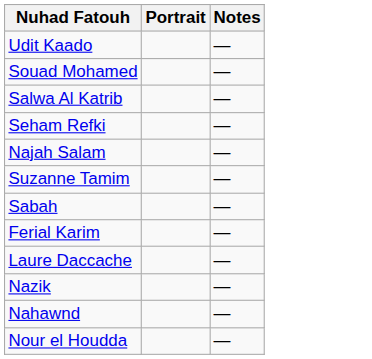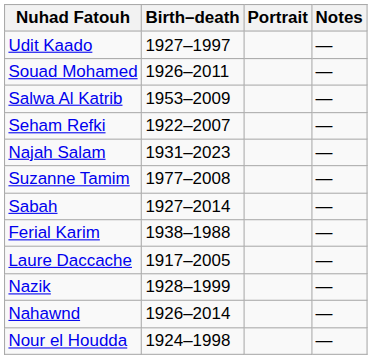+ column: (193, 17)
